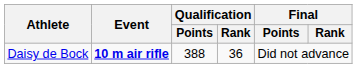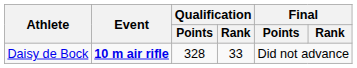(194, 54) 388 -> (194, 54) 328
(236, 54) 36 -> (236, 54) 33
